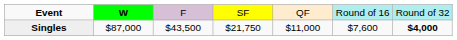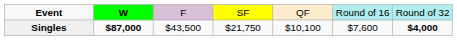(123, 28) normal -> (123, 28) bold
(303, 28) $11,000 -> (303, 28) $10,100
